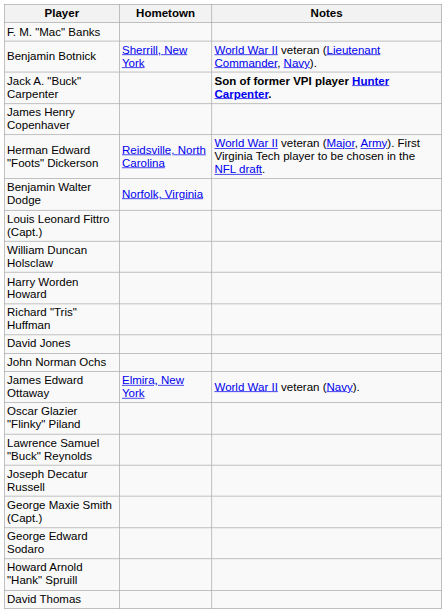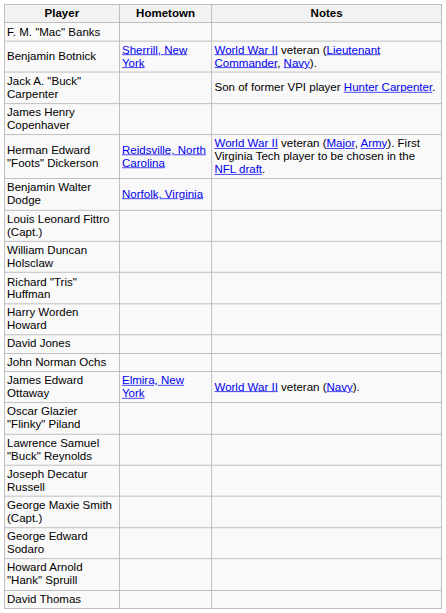(302, 87) bold -> (325, 87) normal
rows swapped: (43, 288) <-> (42, 319)
